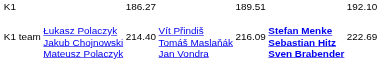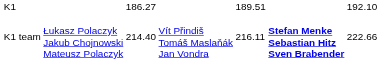(251, 37) 216.09 -> (250, 37) 216.11
(362, 37) 222.69 -> (362, 37) 222.66
